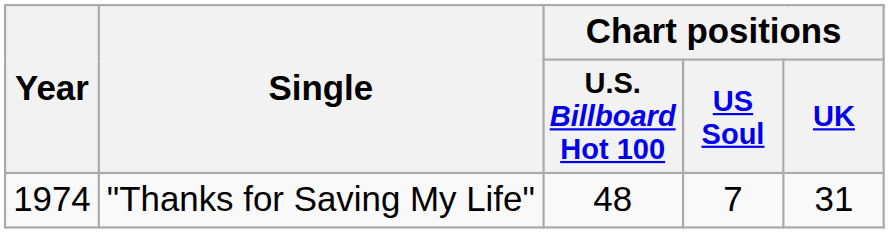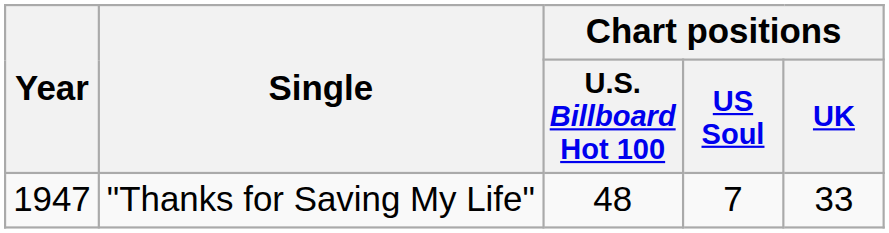(52, 199) 1974 -> (52, 199) 1947
(834, 199) 31 -> (834, 199) 33
